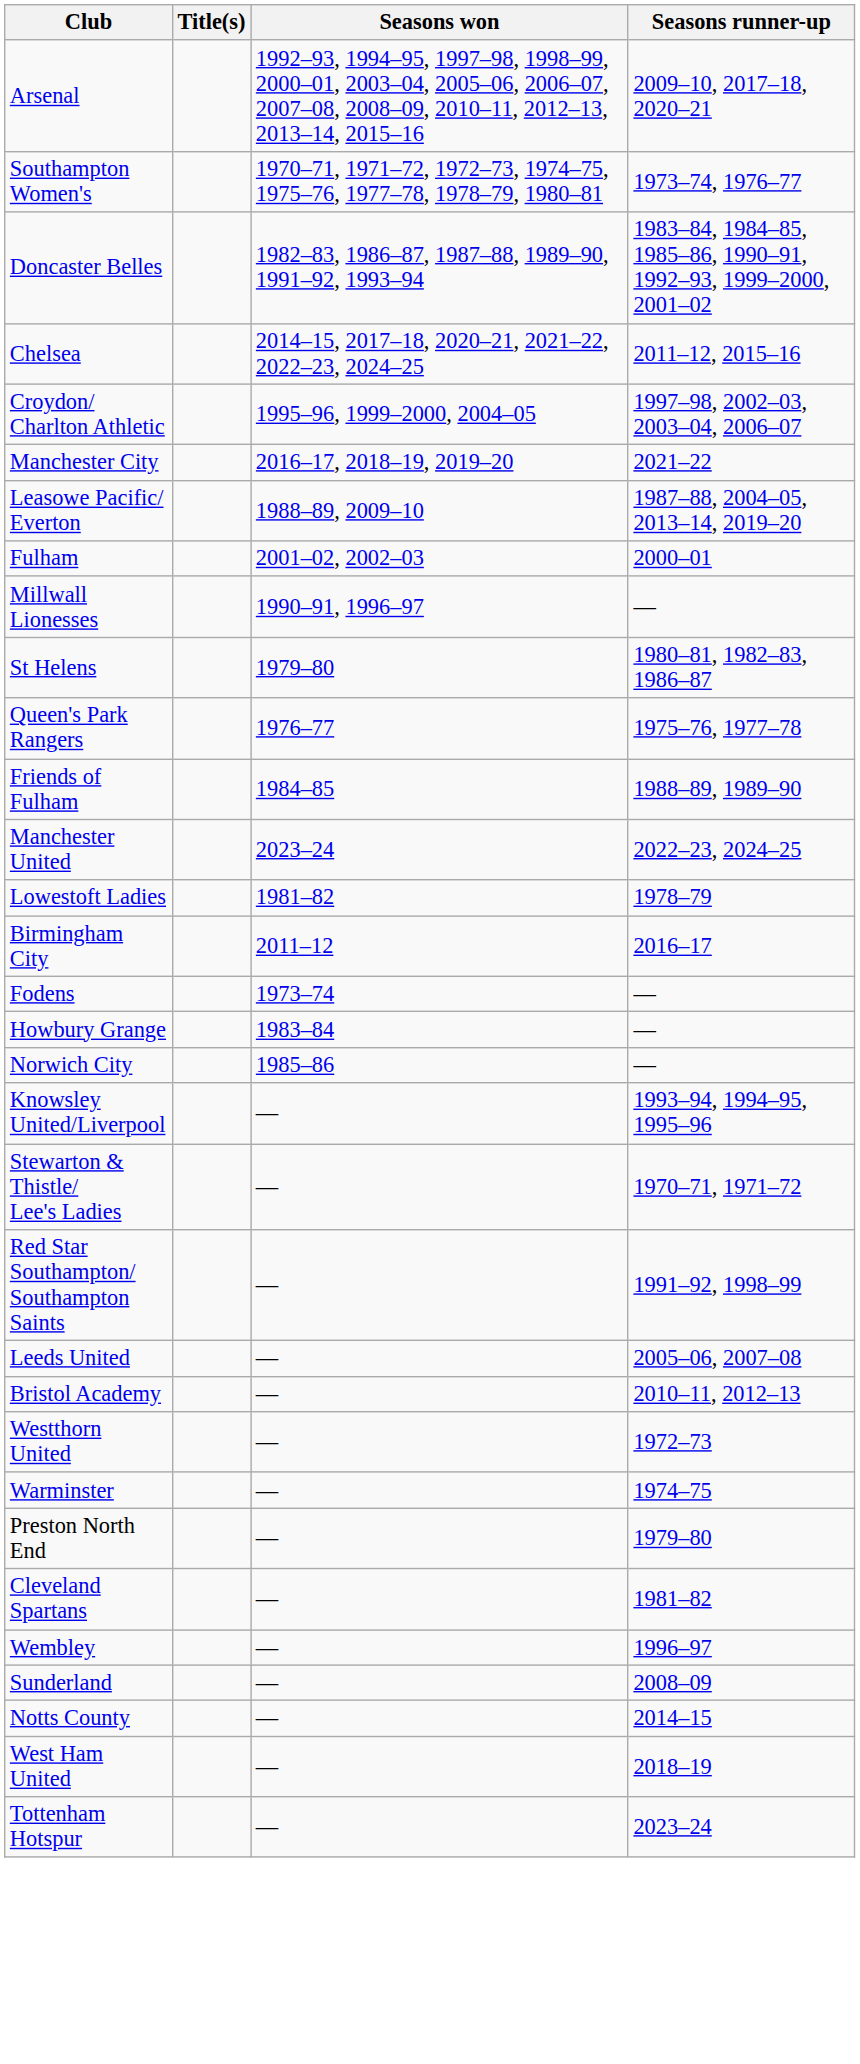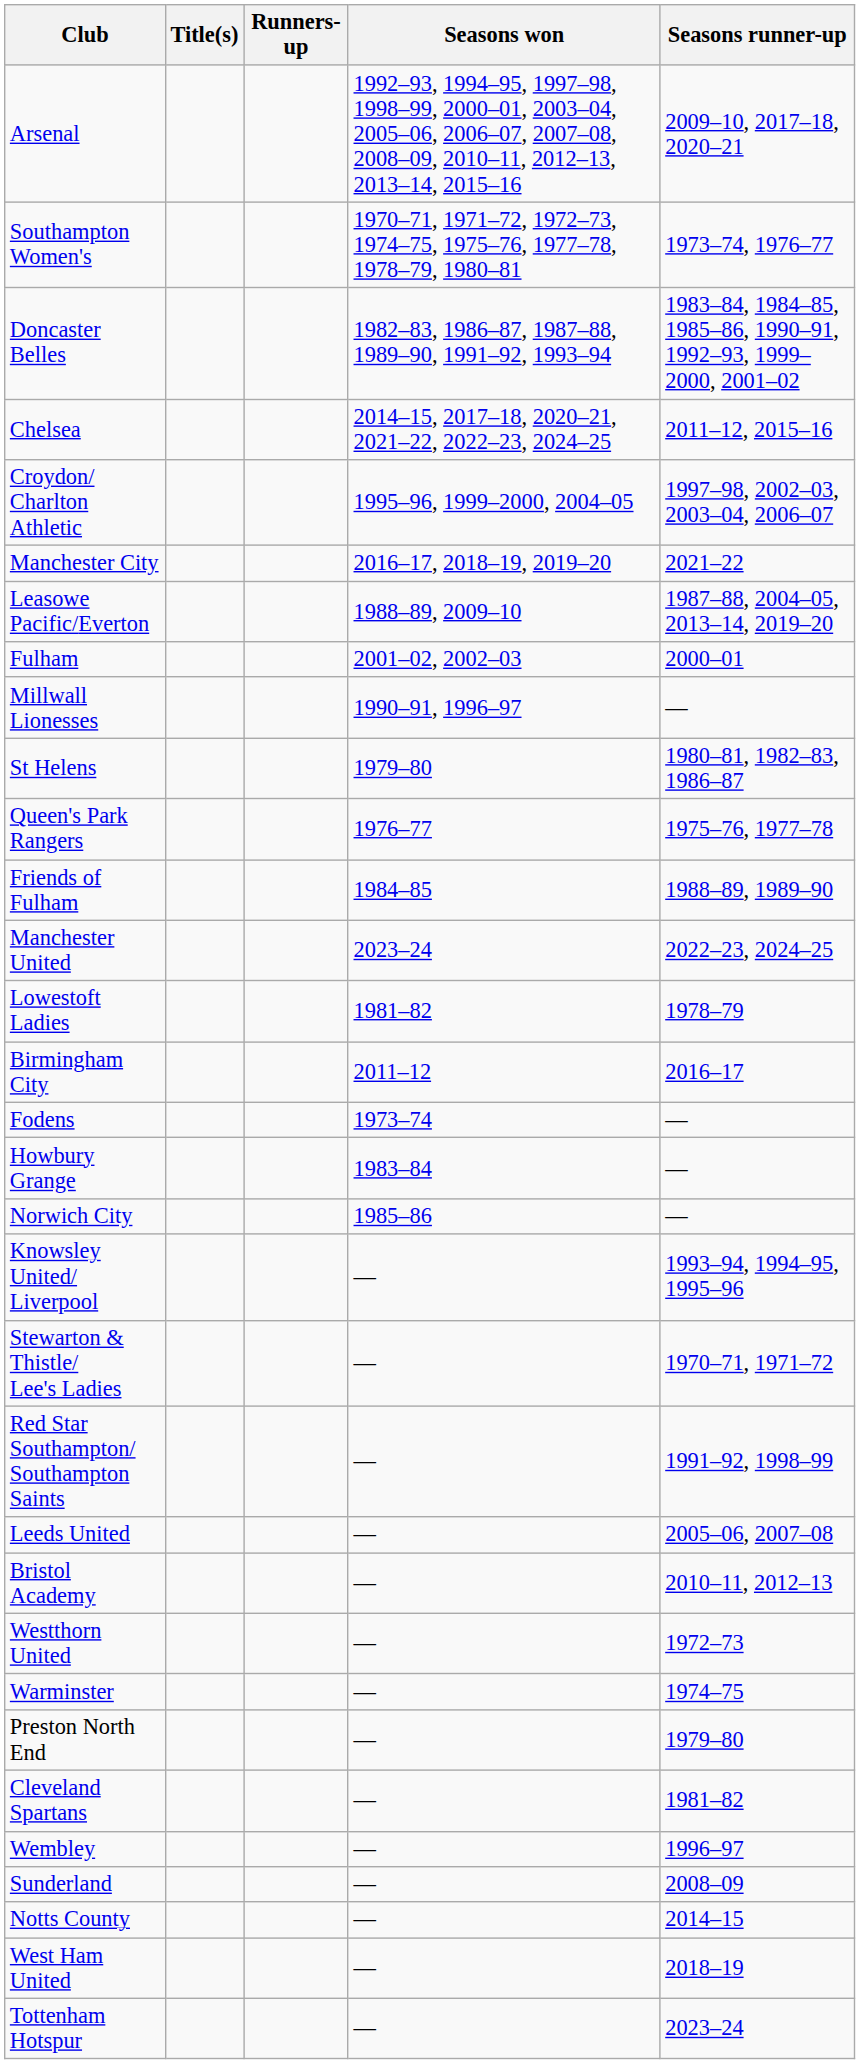+ column: (296, 34)
